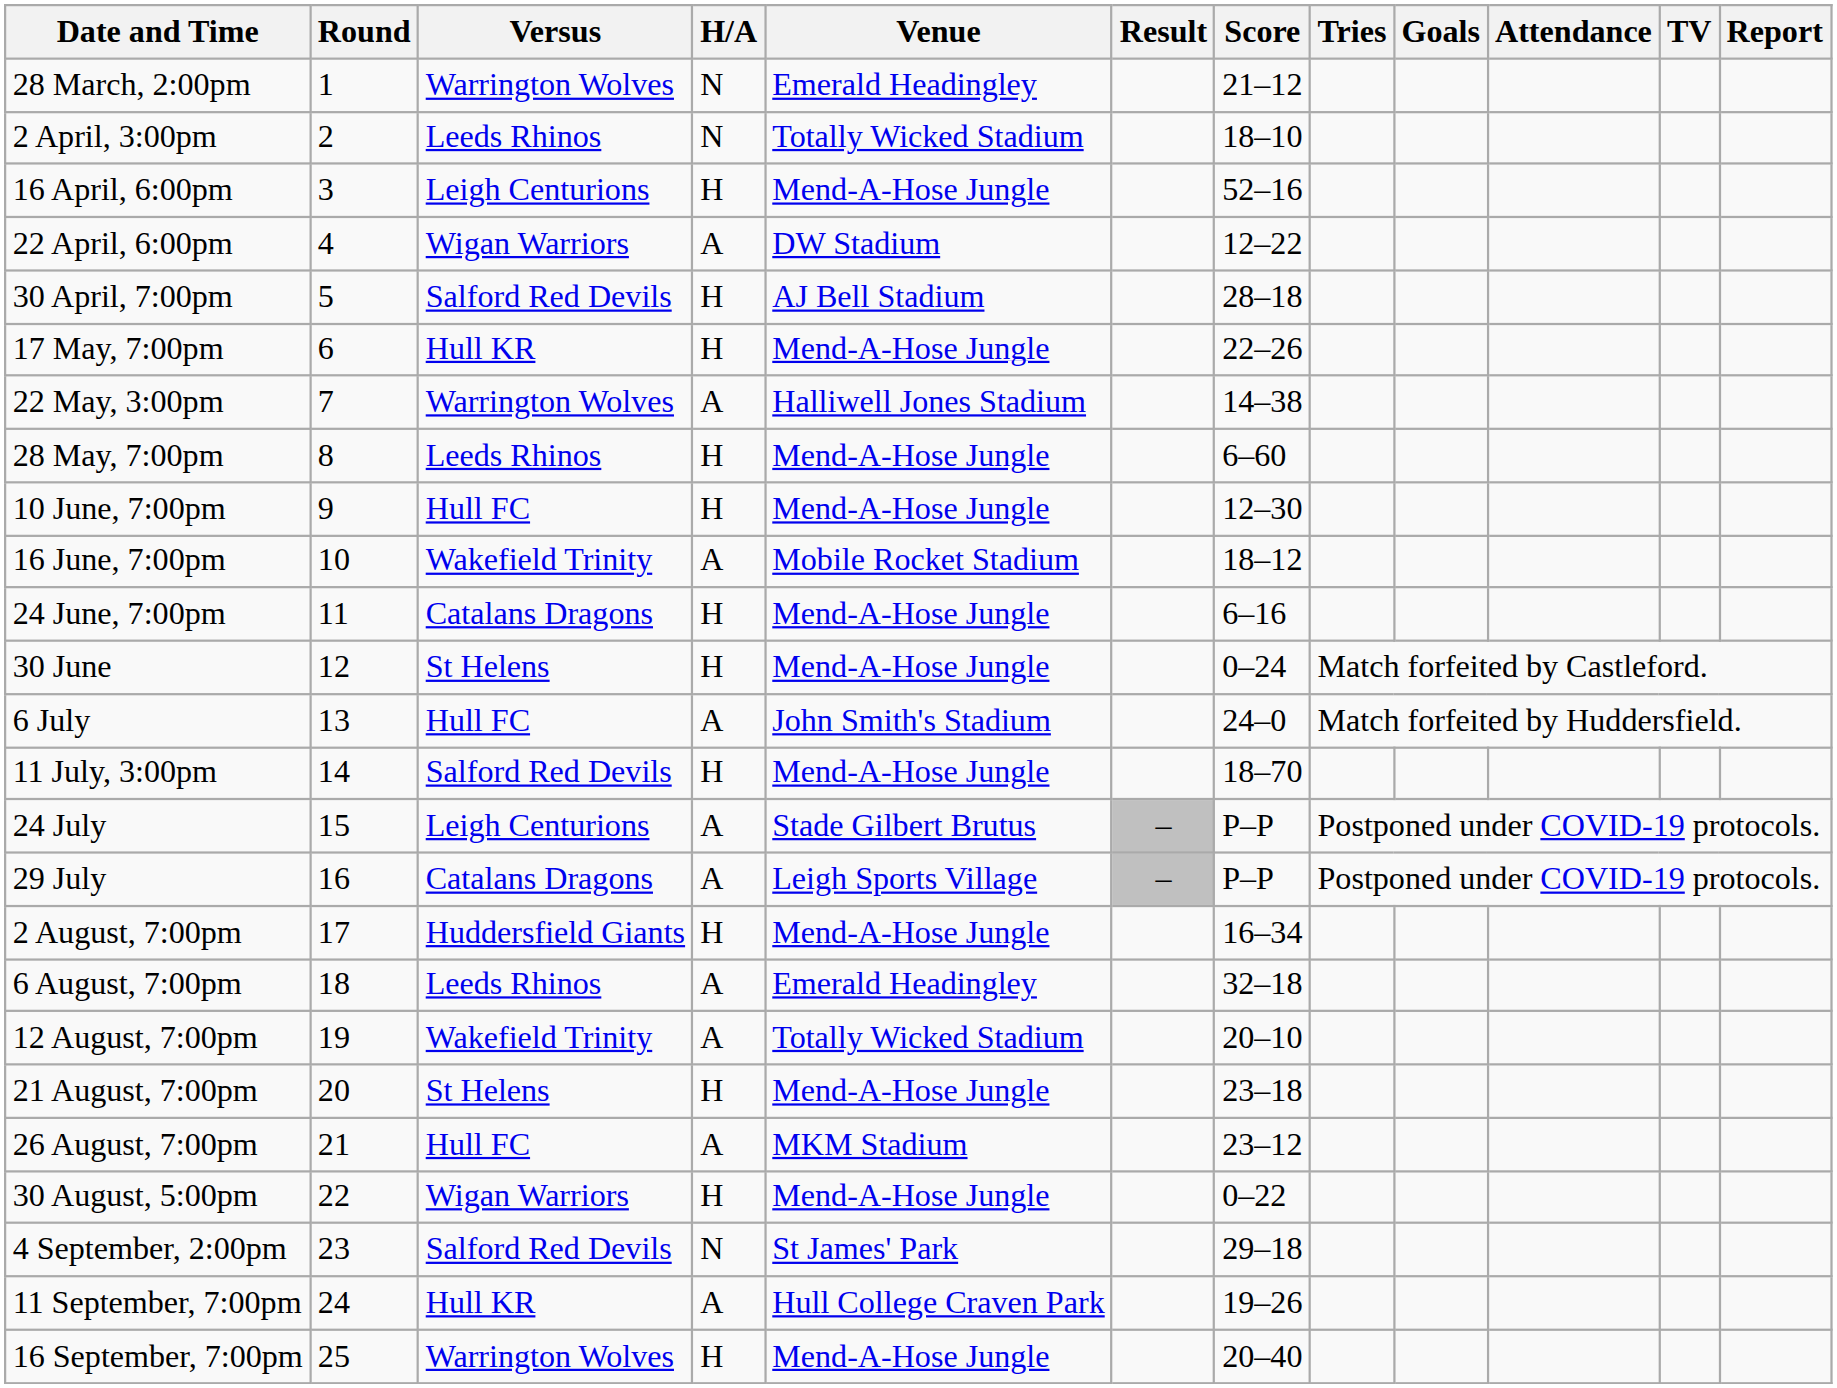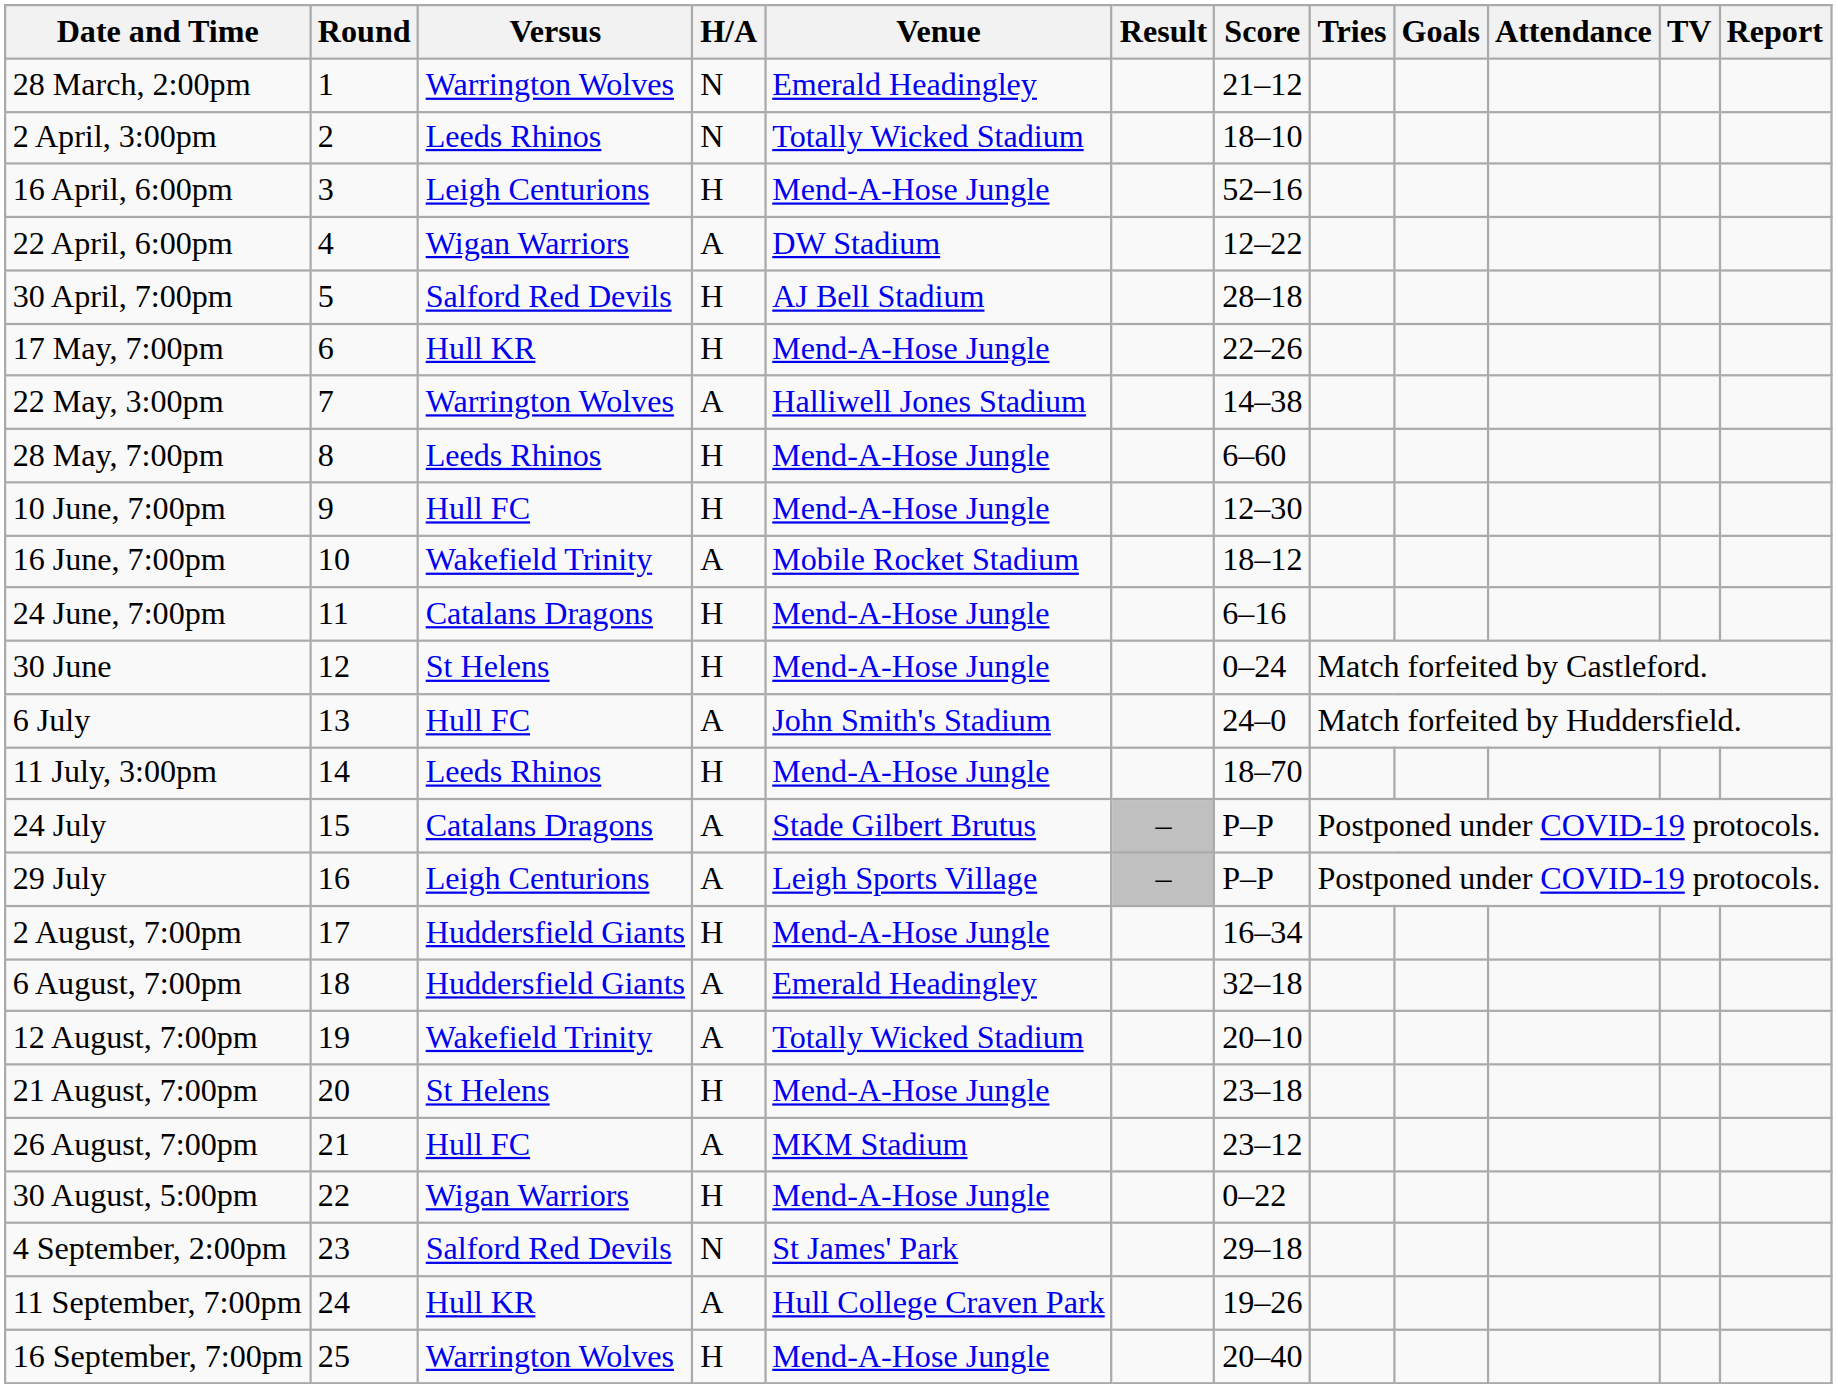(549, 772) Salford Red Devils -> (514, 772) Leeds Rhinos
(538, 825) Leigh Centurions -> (539, 825) Catalans Dragons
(539, 878) Catalans Dragons -> (538, 878) Leigh Centurions
(514, 984) Leeds Rhinos -> (555, 984) Huddersfield Giants
